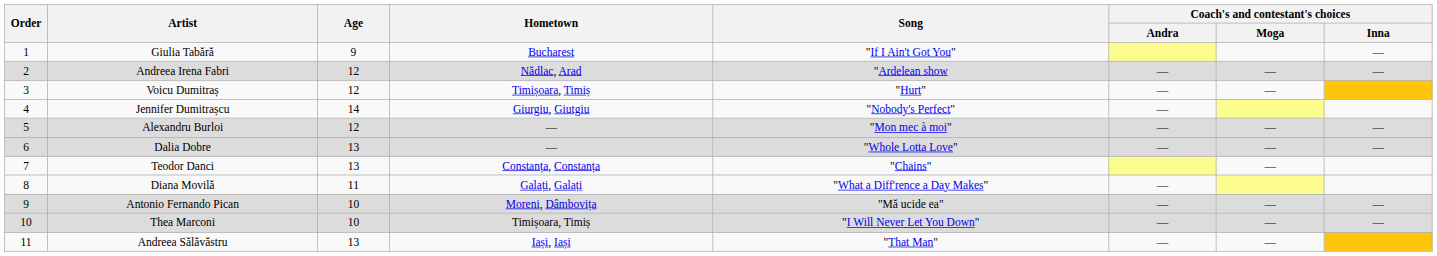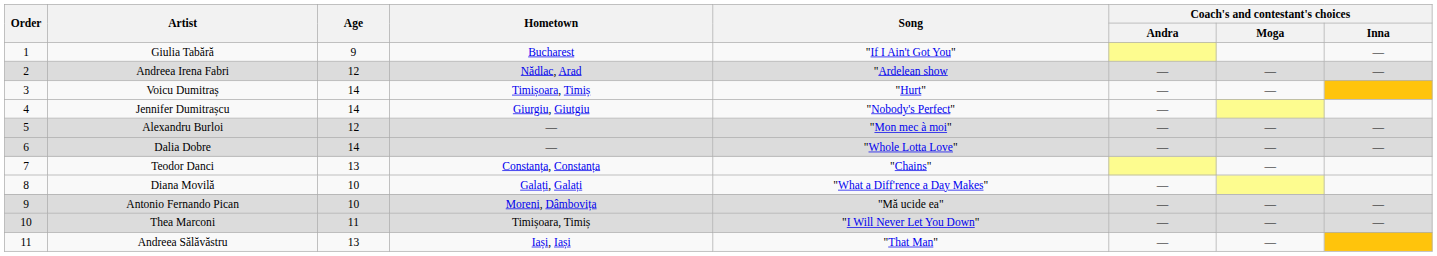(353, 90) 12 -> (353, 90) 14
(353, 147) 13 -> (353, 147) 14
(353, 185) 11 -> (353, 185) 10
(353, 223) 10 -> (353, 223) 11
